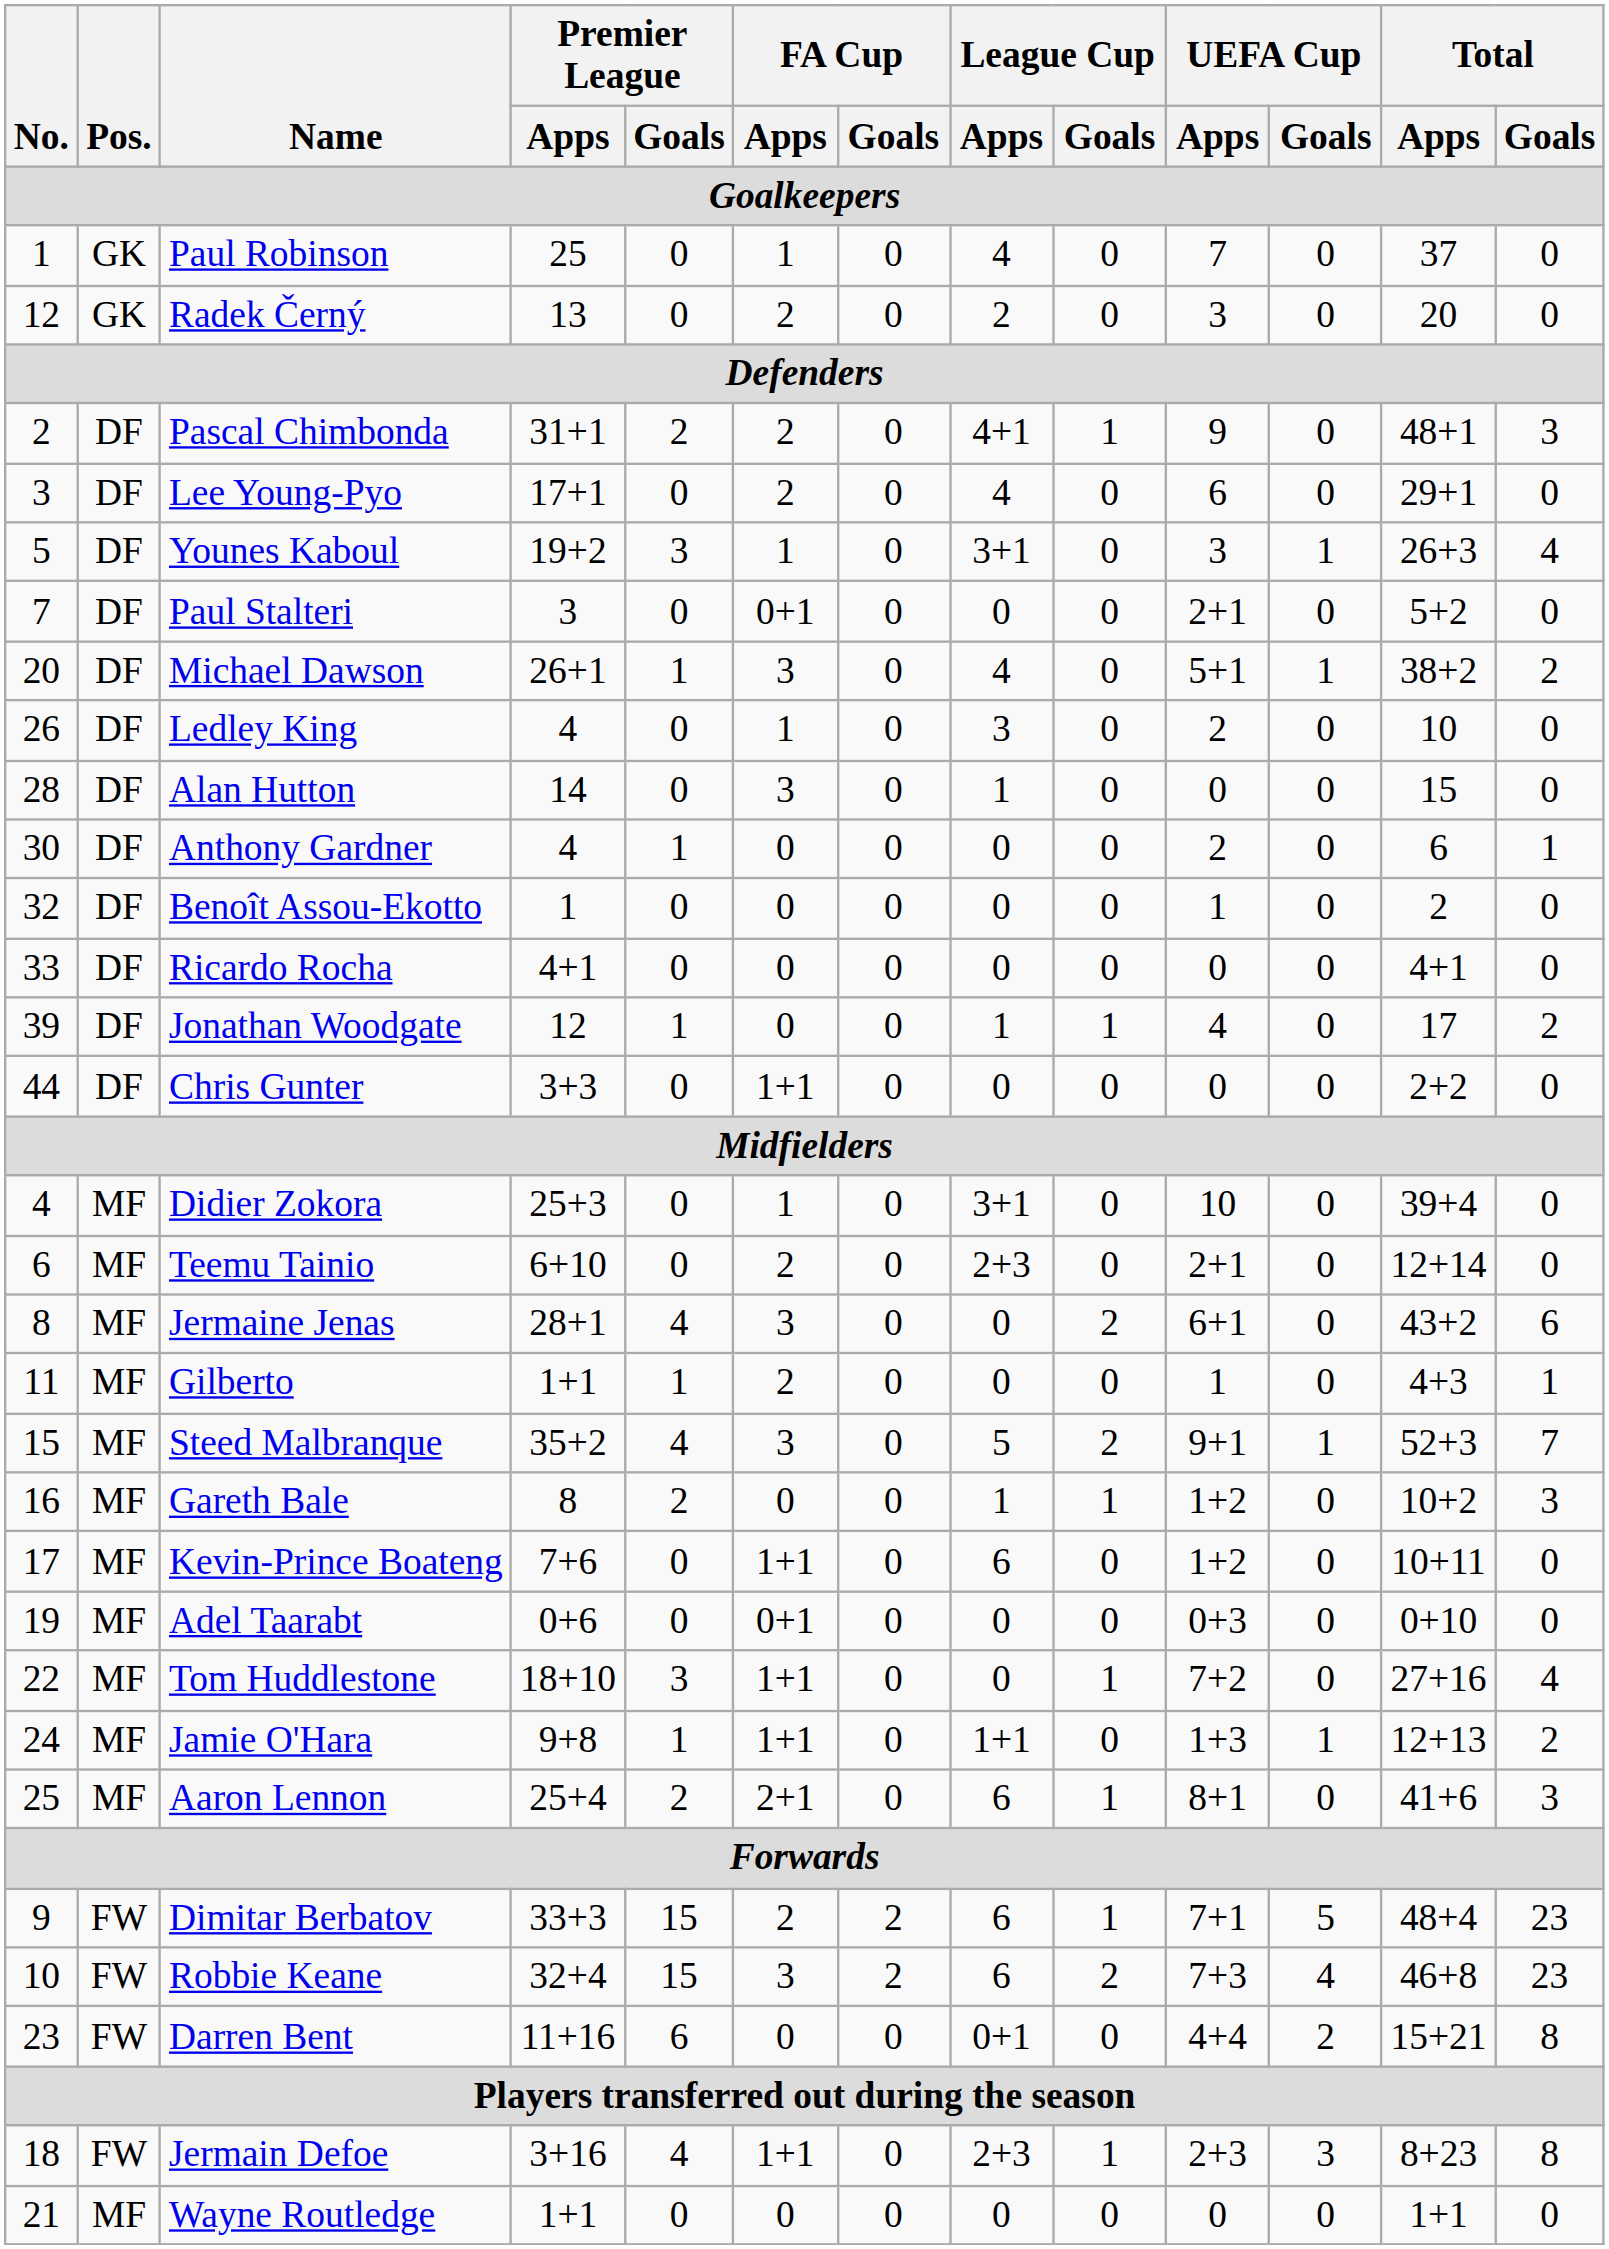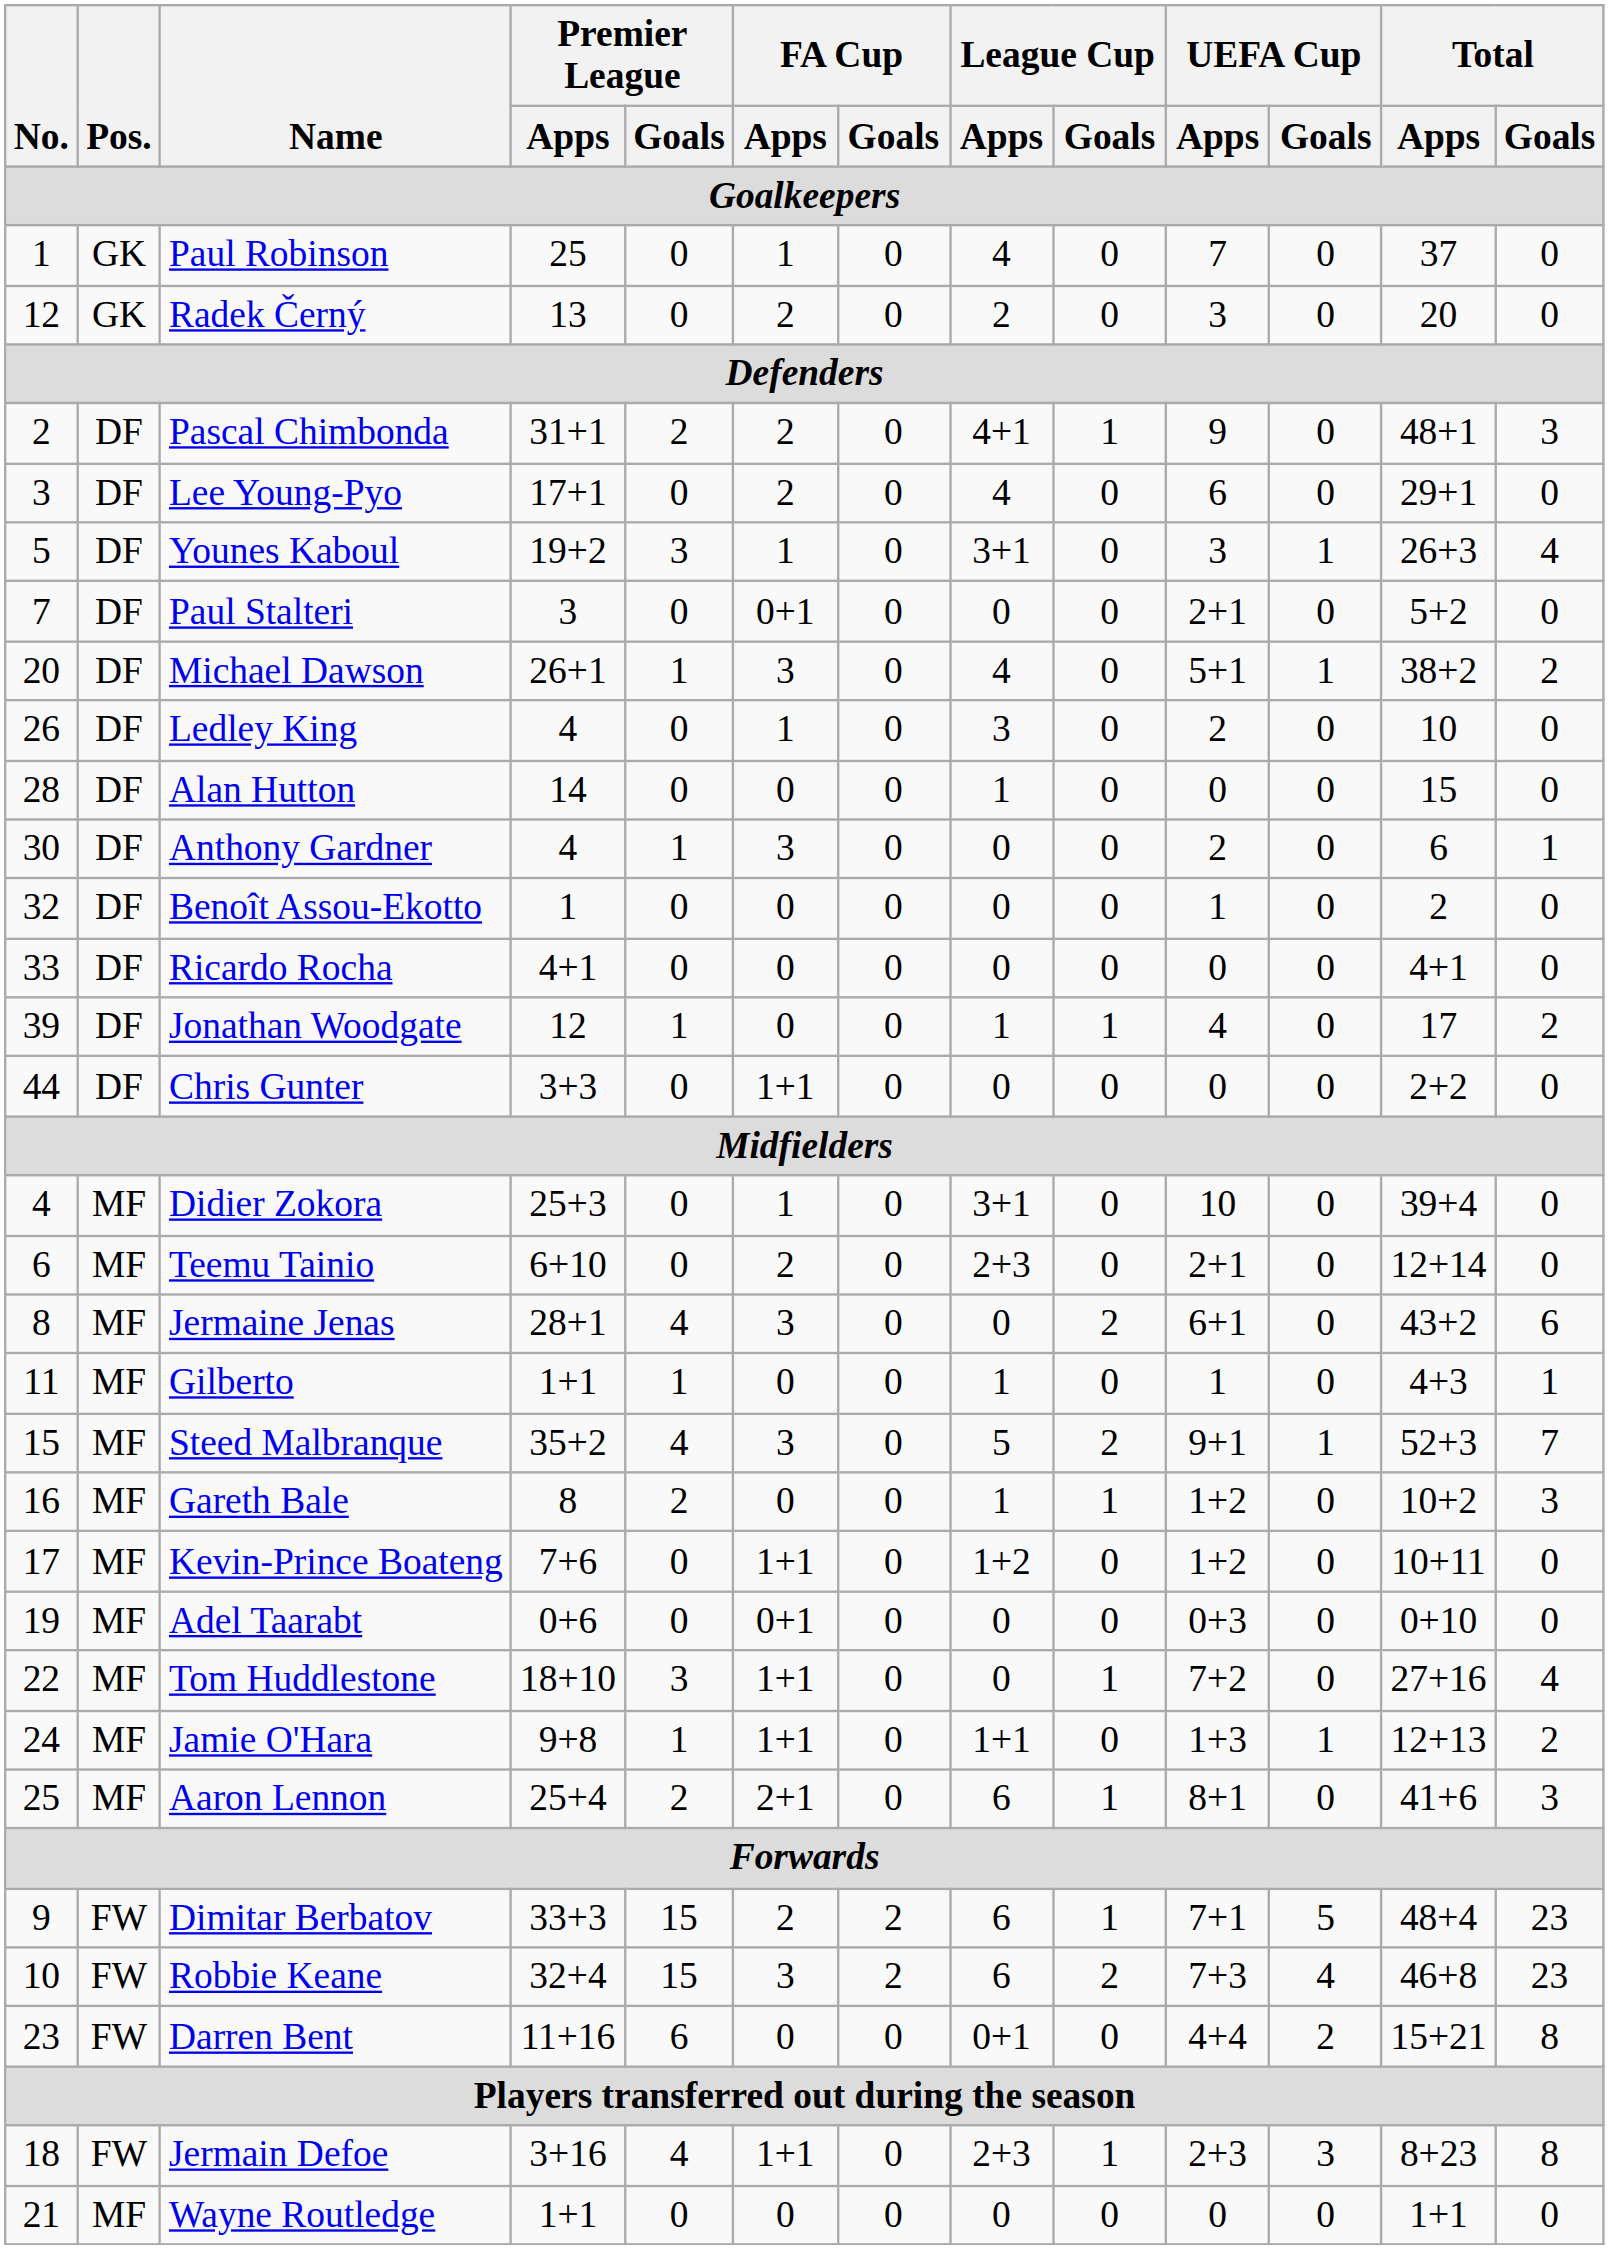(785, 788) 3 -> (785, 788) 0
(785, 848) 0 -> (785, 848) 3
(785, 1382) 2 -> (785, 1382) 0
(1001, 1382) 0 -> (1001, 1382) 1
(1001, 1560) 6 -> (1001, 1560) 1+2
